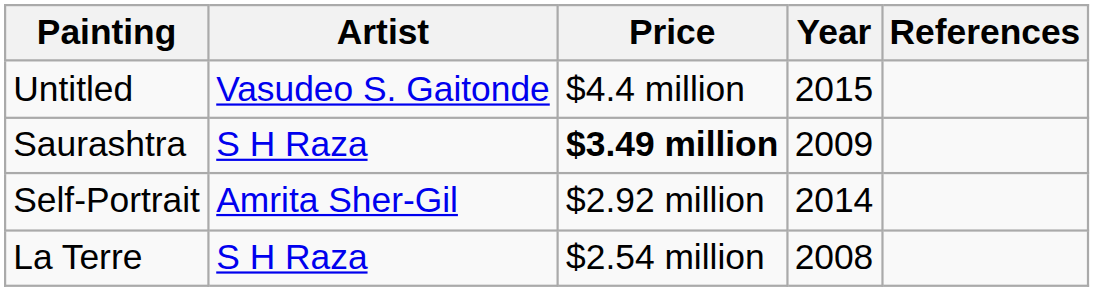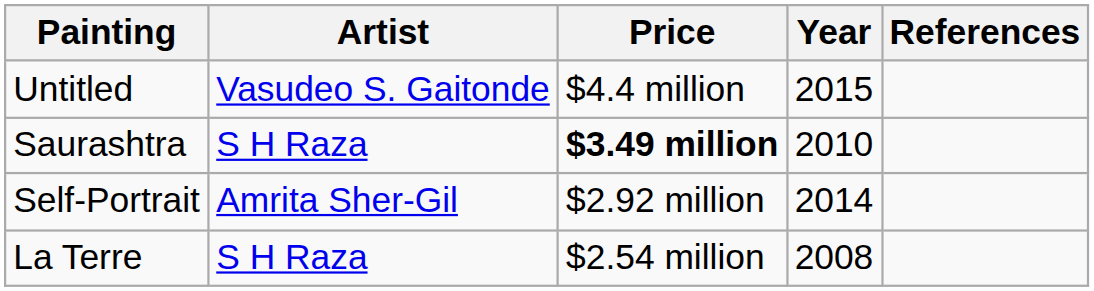(834, 144) 2009 -> (834, 144) 2010
